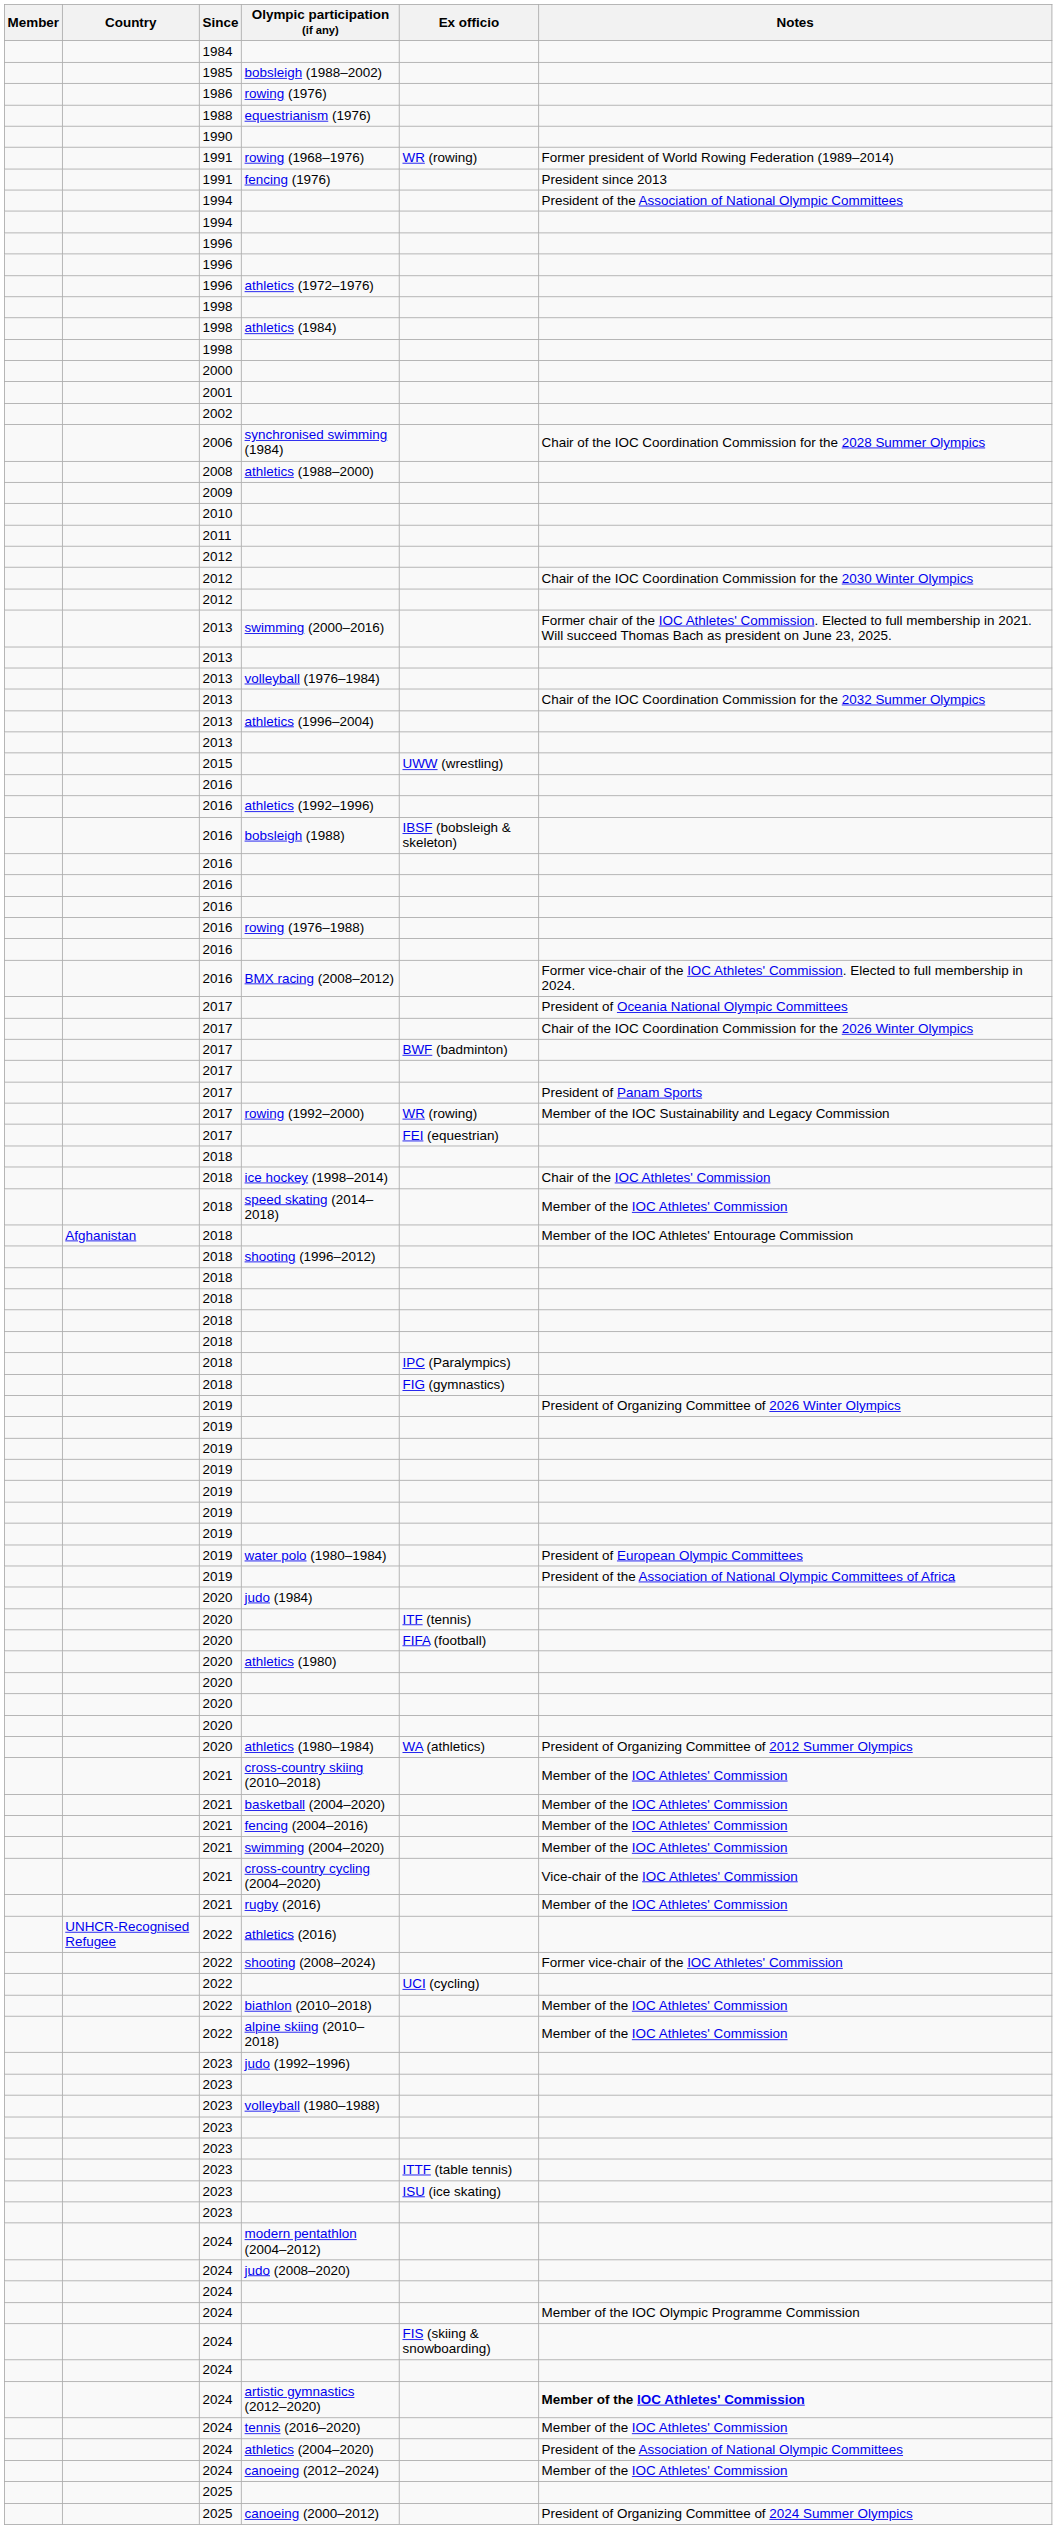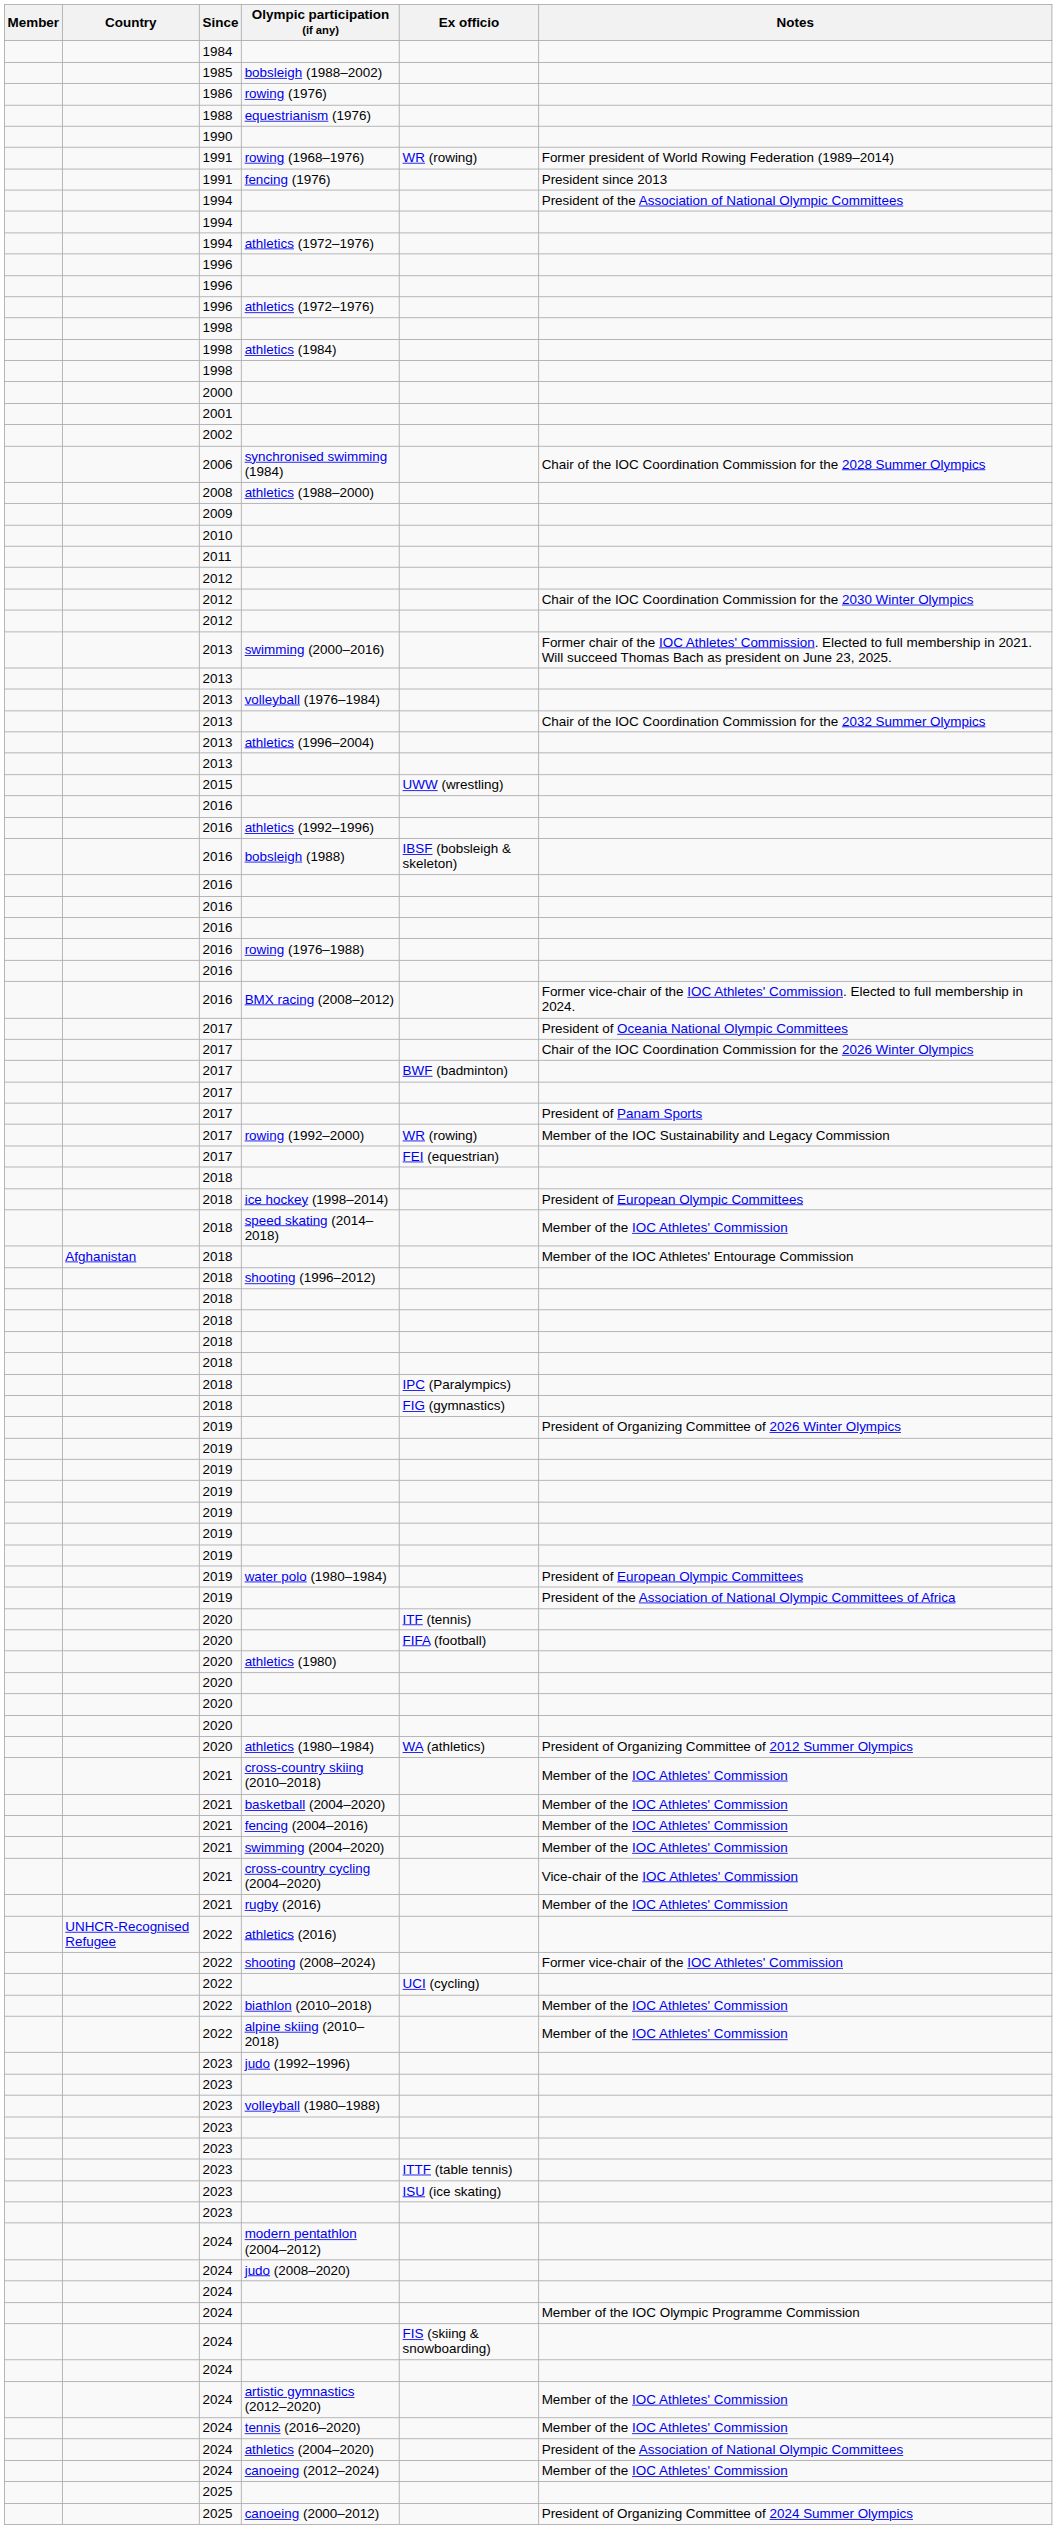+ row: (218, 243)
(656, 1177) Chair of the IOC Athletes' Commission -> (672, 1199) President of European Olympic Committees
- row: (217, 1597)
(673, 2399) bold -> (665, 2399) normal
